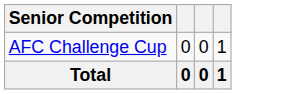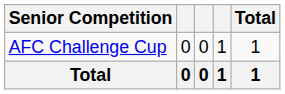+ column: (255, 18)
